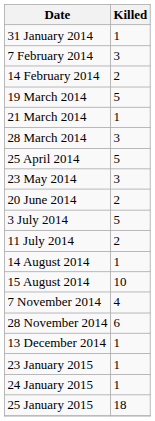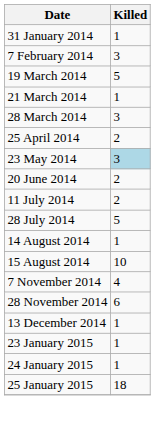- row: (53, 76)
(117, 158) 5 -> (117, 138) 2
(117, 179) no background -> (117, 158) lightblue background
- row: (38, 220)
+ row: (41, 220)
